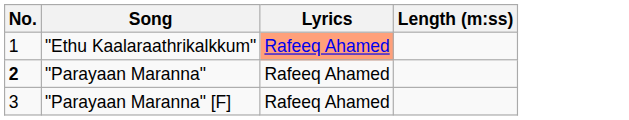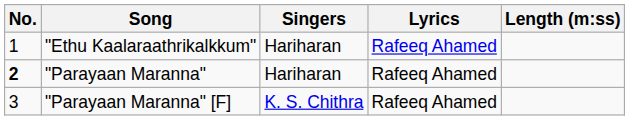+ column: (314, 19)
(327, 46) lightsalmon background -> (434, 46) no background
